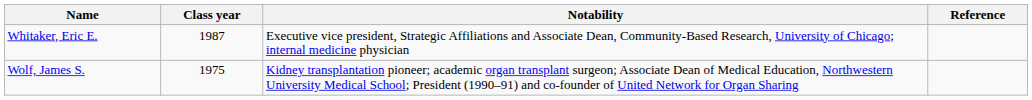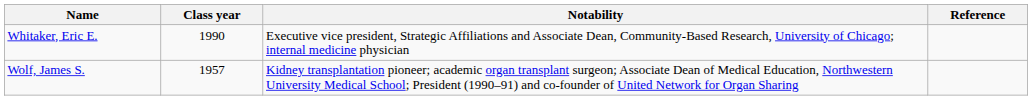(212, 35) 1987 -> (212, 35) 1990
(212, 70) 1975 -> (212, 70) 1957
